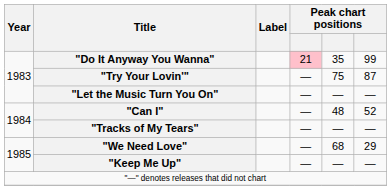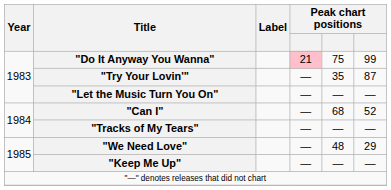(338, 59) 35 -> (338, 59) 75
(338, 77) 75 -> (338, 77) 35
(338, 111) 48 -> (338, 111) 68
(338, 146) 68 -> (338, 146) 48
